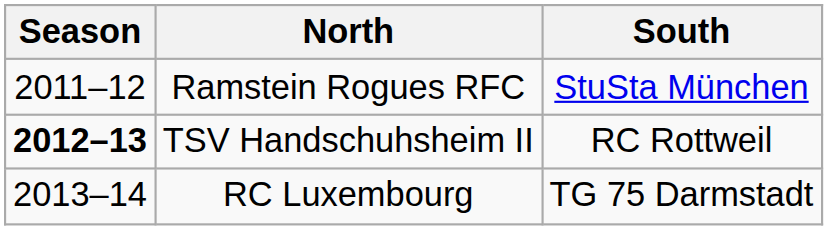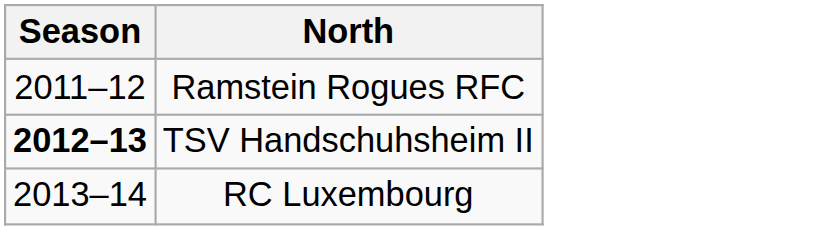- column: (682, 31)
